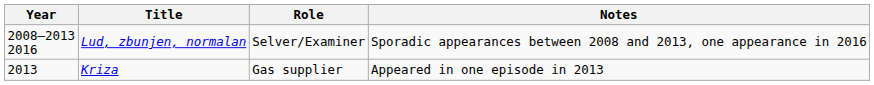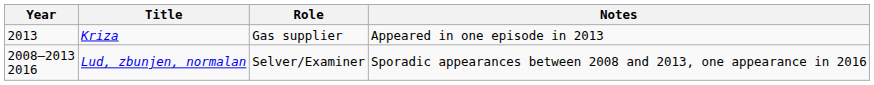rows swapped: (164, 42) <-> (100, 70)
